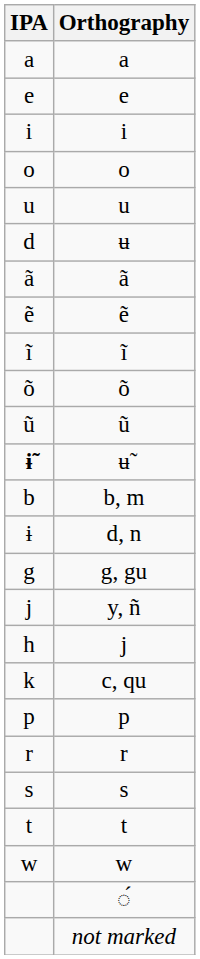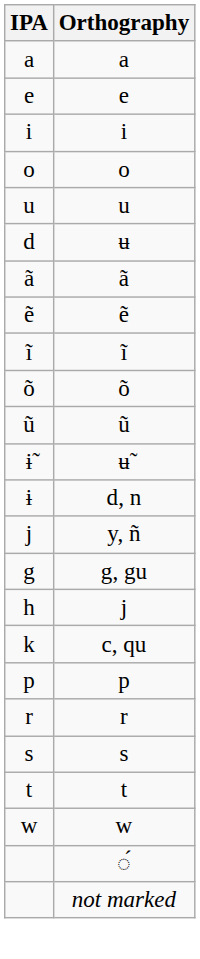(29, 461) bold -> (29, 461) normal
- row: (124, 497)
rows swapped: (124, 607) <-> (124, 570)
